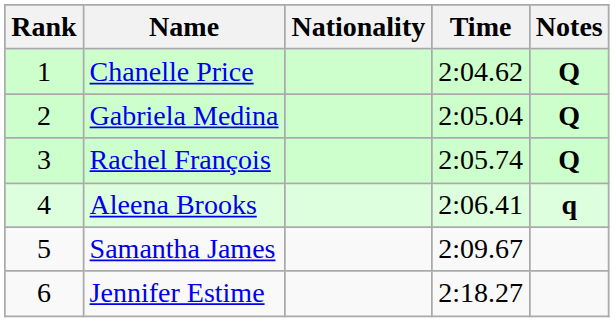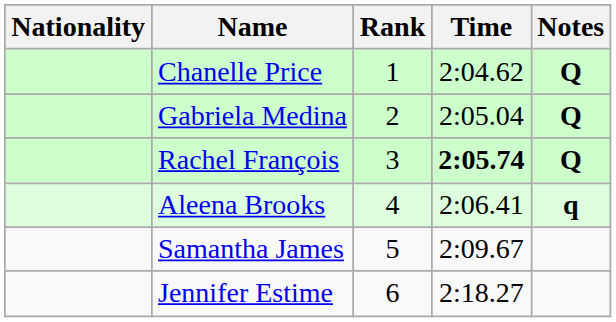columns swapped: (44, 26) <-> (358, 26)
(481, 159) normal -> (481, 159) bold
